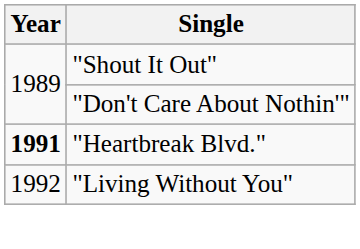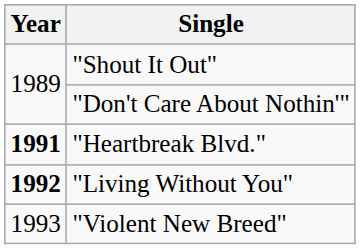(36, 183) normal -> (36, 183) bold
+ row: (180, 223)
